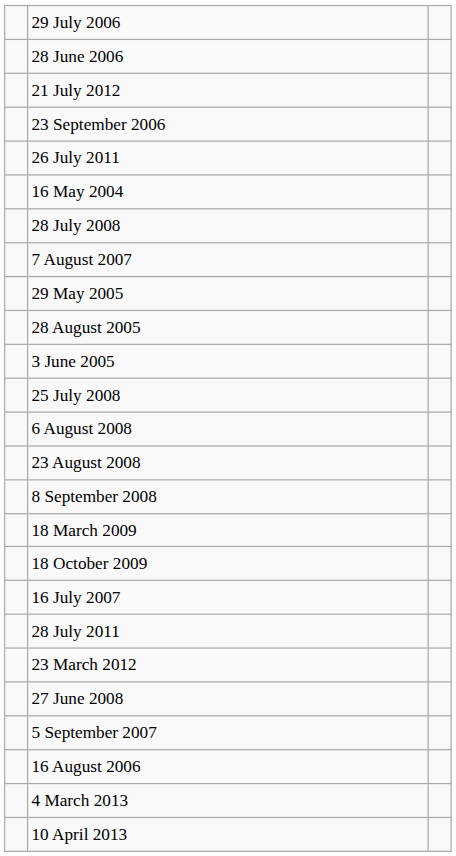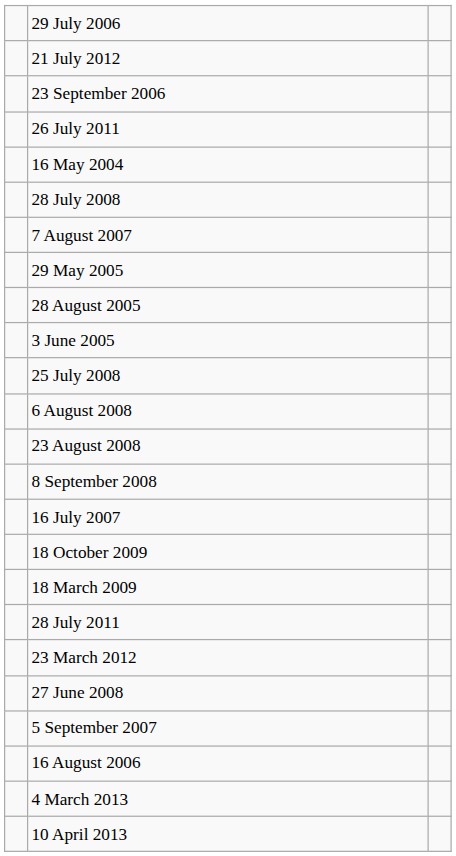- row: (77, 56)
rows swapped: (84, 529) <-> (76, 597)
